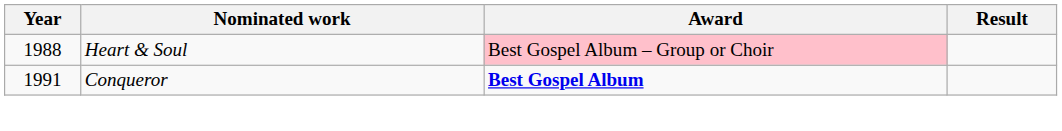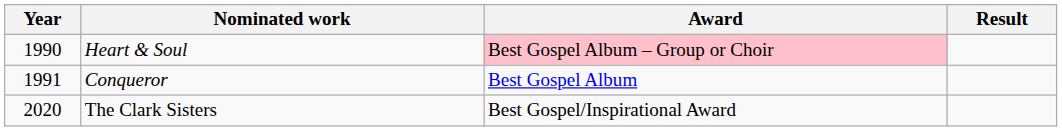(42, 49) 1988 -> (42, 49) 1990
(566, 79) bold -> (563, 79) normal
+ row: (151, 110)
